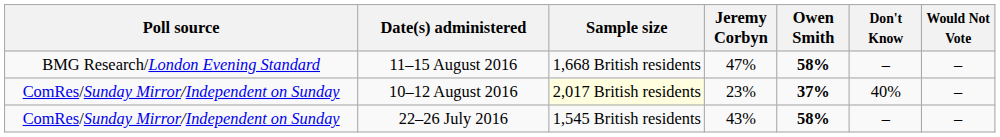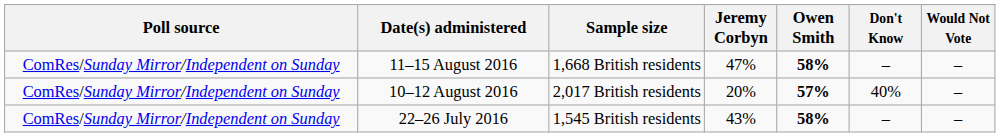(181, 64) BMG Research/London Evening Standard -> (181, 64) ComRes/Sunday Mirror/Independent on Sunday
(627, 91) lightyellow background -> (627, 91) no background
(741, 91) 23% -> (741, 91) 20%
(813, 91) 37% -> (813, 91) 57%
